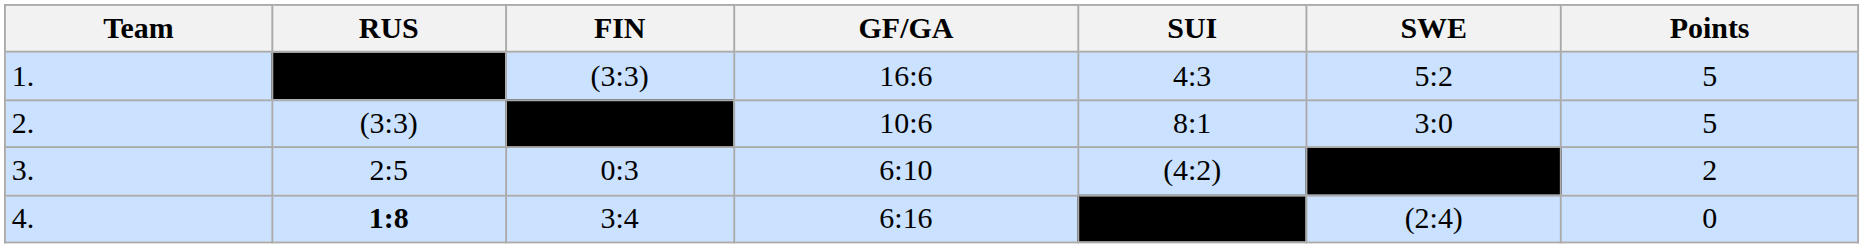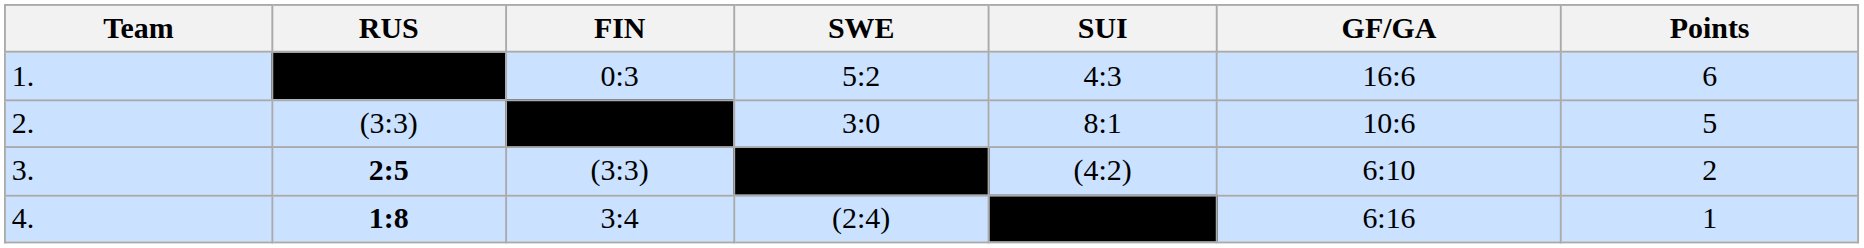columns swapped: (1434, 28) <-> (906, 28)
(620, 75) (3:3) -> (620, 75) 0:3
(1710, 75) 5 -> (1710, 75) 6
(389, 170) normal -> (389, 170) bold
(620, 170) 0:3 -> (620, 170) (3:3)
(1710, 218) 0 -> (1710, 218) 1
